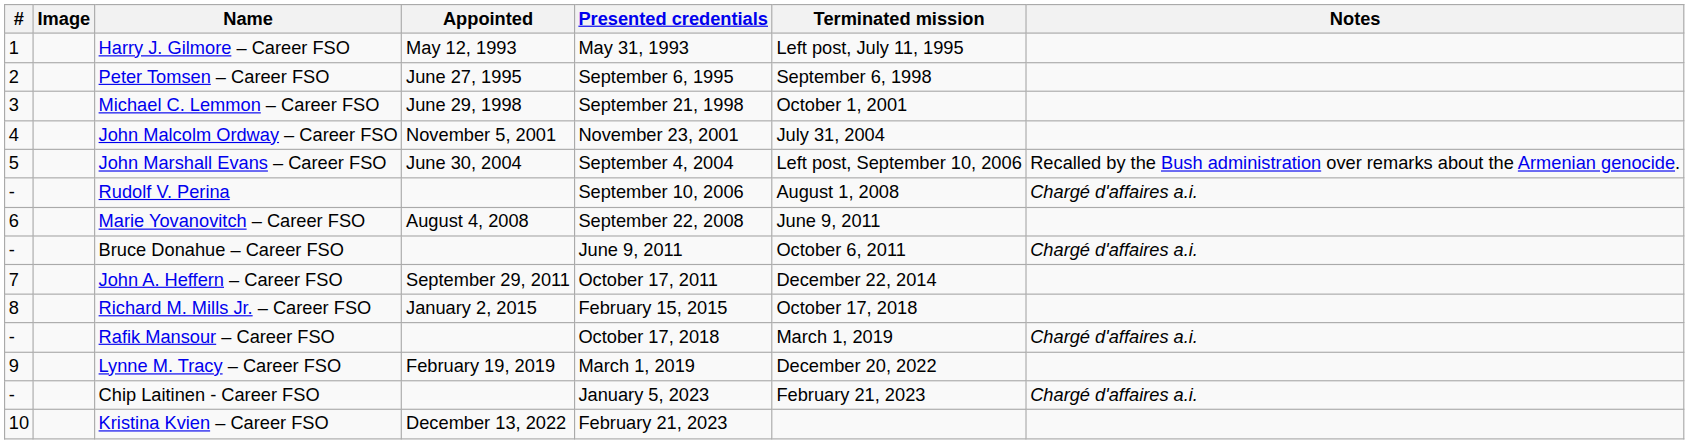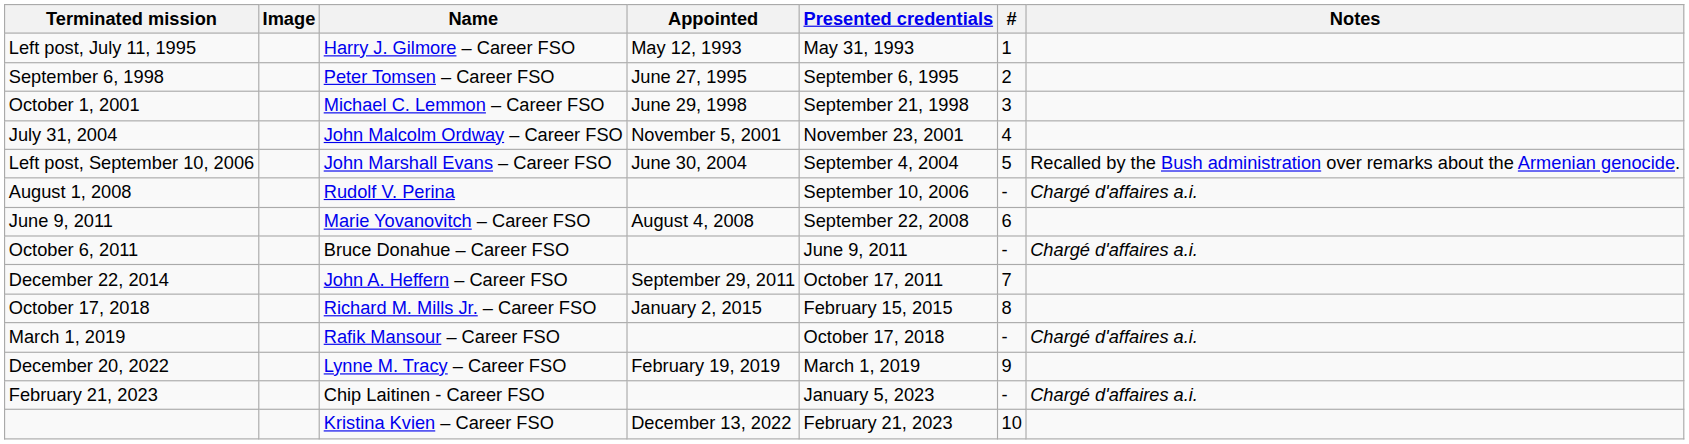columns swapped: (19, 18) <-> (899, 18)
